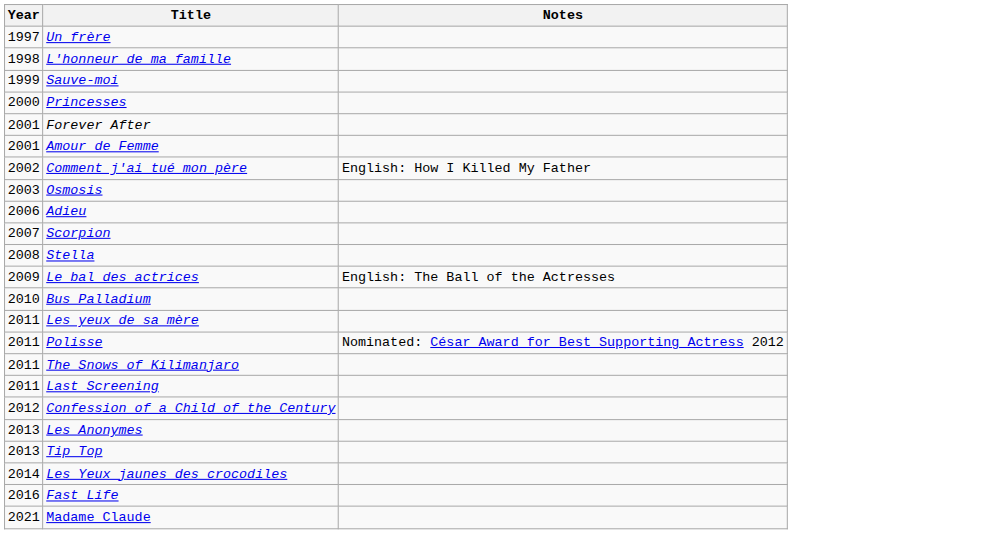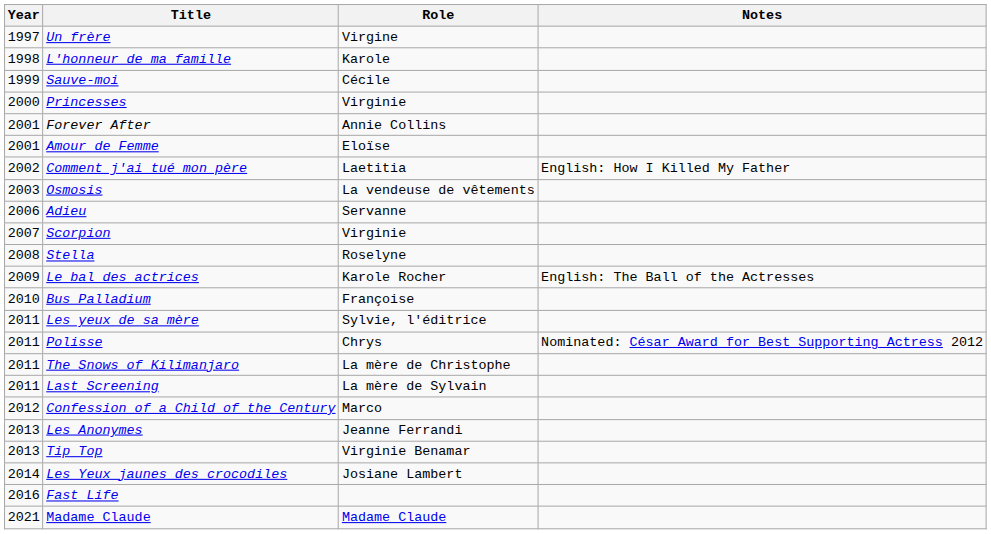+ column: (438, 15)
